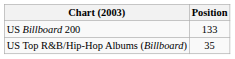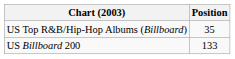rows swapped: (44, 29) <-> (97, 45)
